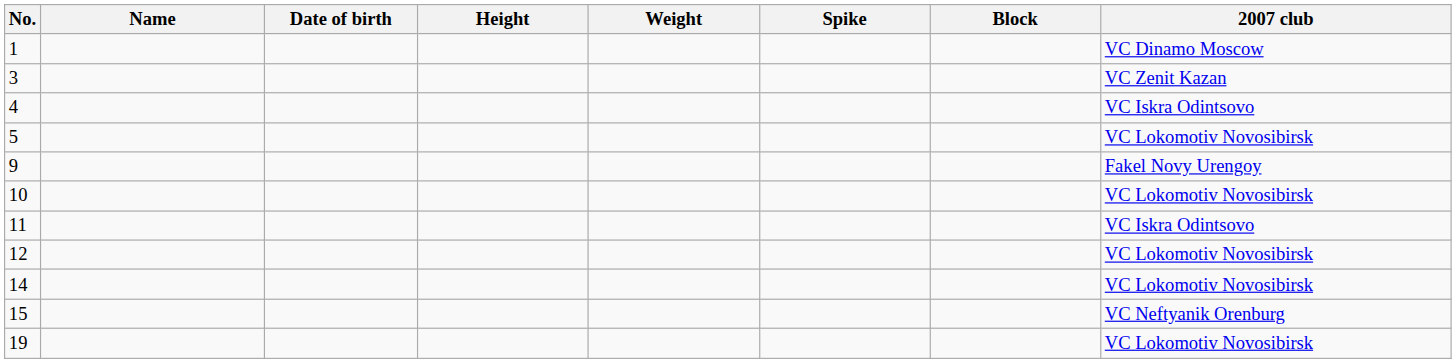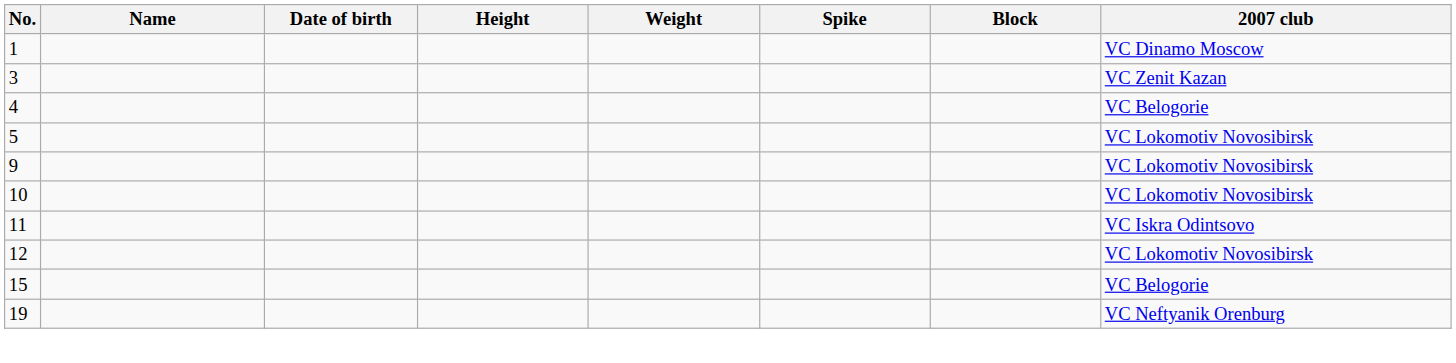(1180, 107) VC Iskra Odintsovo -> (1157, 107) VC Belogorie
(1183, 166) Fakel Novy Urengoy -> (1209, 166) VC Lokomotiv Novosibirsk
- row: (18, 284)
(1195, 313) VC Neftyanik Orenburg -> (1157, 284) VC Belogorie
(1209, 343) VC Lokomotiv Novosibirsk -> (1195, 313) VC Neftyanik Orenburg
